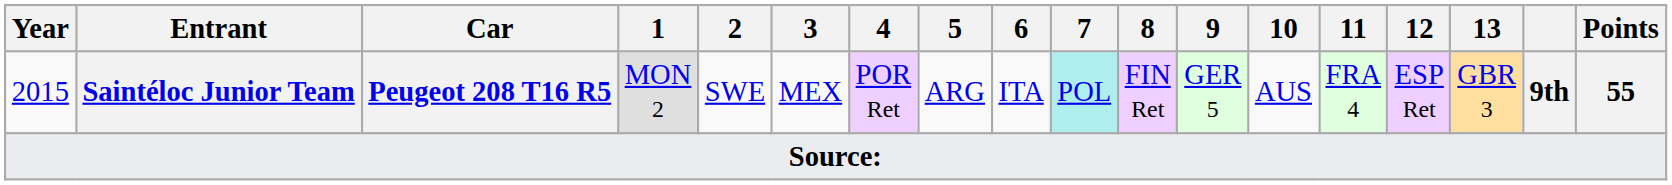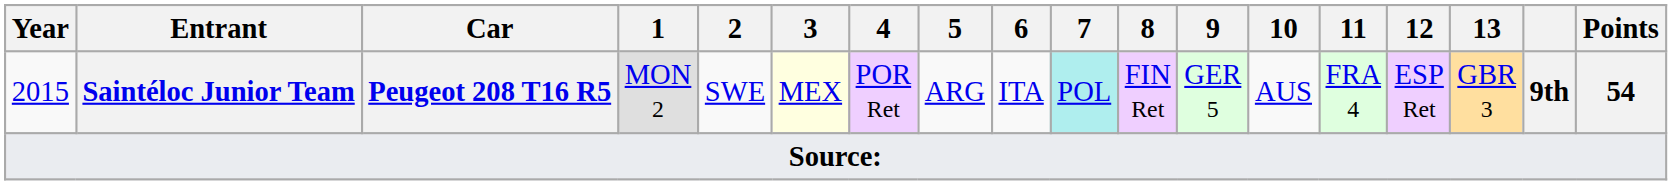(810, 91) no background -> (810, 91) lightyellow background
(1621, 91) 55 -> (1621, 91) 54
